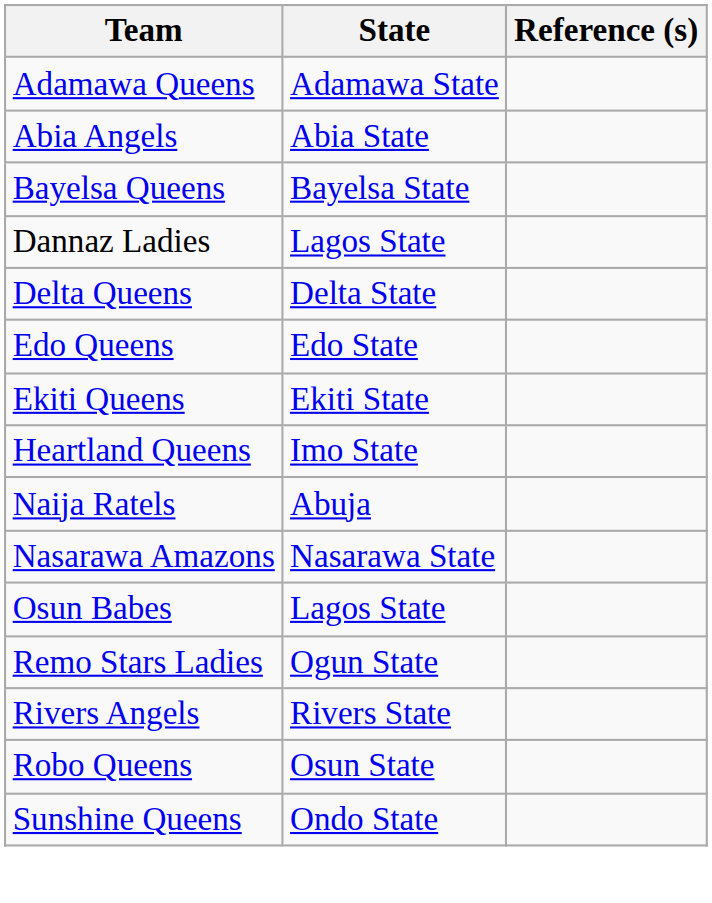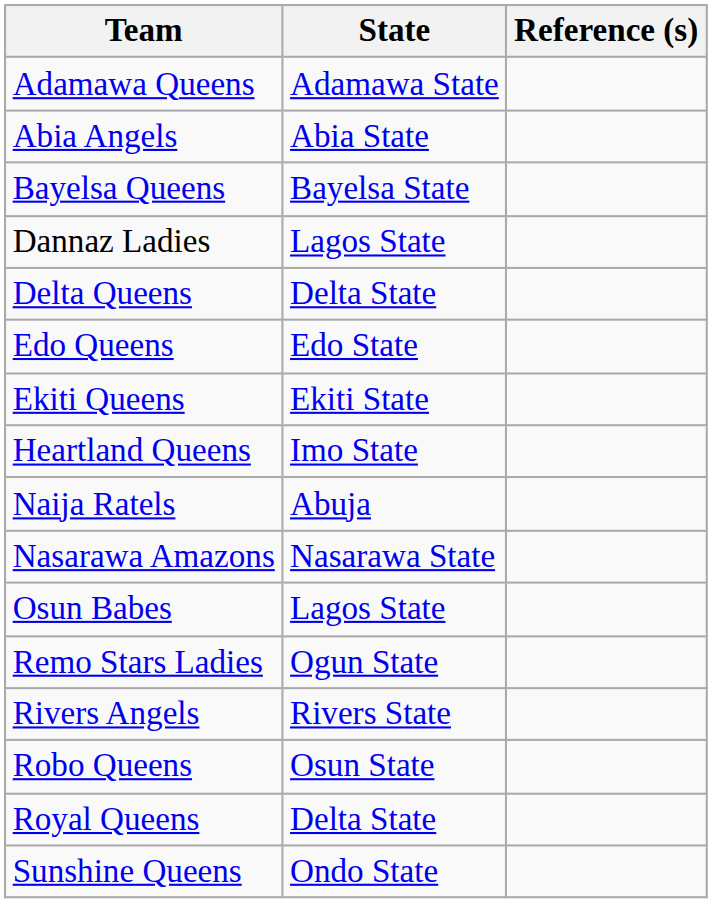+ row: (106, 818)
